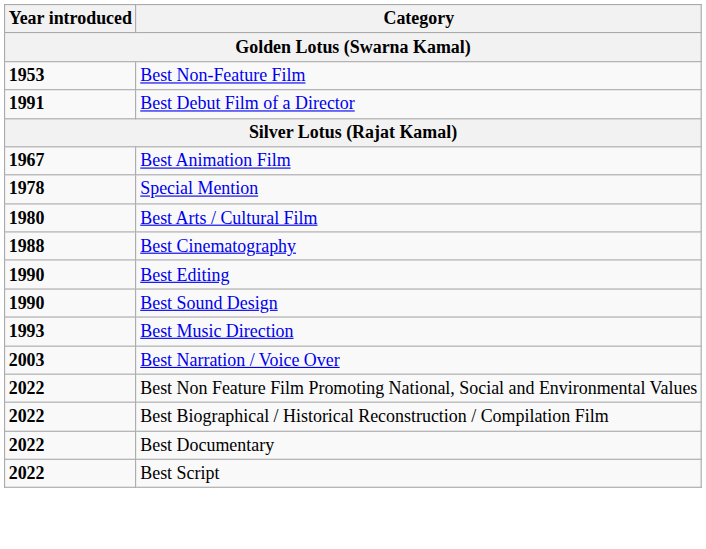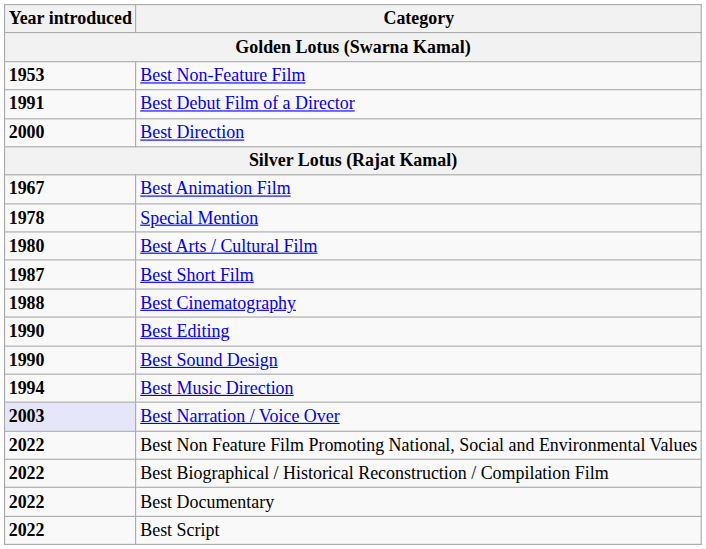+ row: (192, 132)
+ row: (197, 274)
(27, 331) 1993 -> (27, 388) 1994
(27, 359) no background -> (27, 416) lavender background
